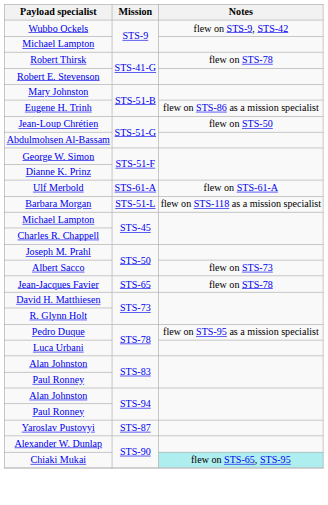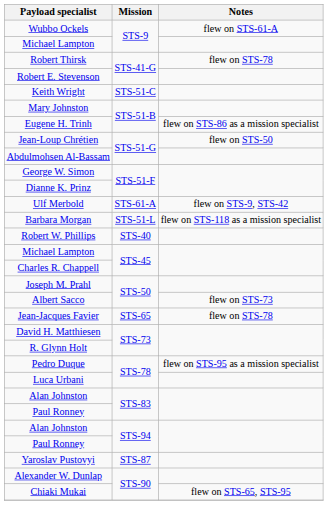(241, 28) flew on STS-9, STS-42 -> (241, 28) flew on STS-61-A
+ row: (58, 92)
(241, 188) flew on STS-61-A -> (241, 204) flew on STS-9, STS-42
+ row: (58, 236)
(241, 460) paleturquoise background -> (241, 492) no background
